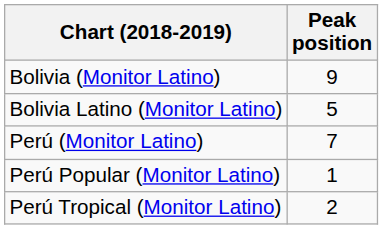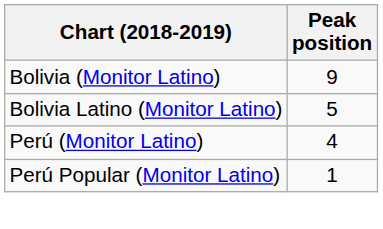(332, 142) 7 -> (332, 142) 4
- row: (145, 207)
